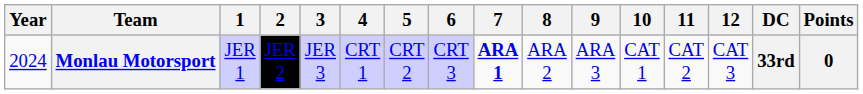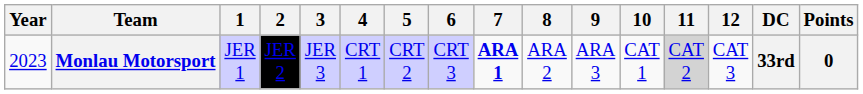(28, 61) 2024 -> (28, 61) 2023
(686, 61) no background -> (686, 61) lightgrey background
